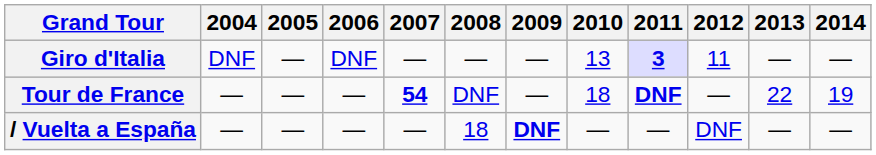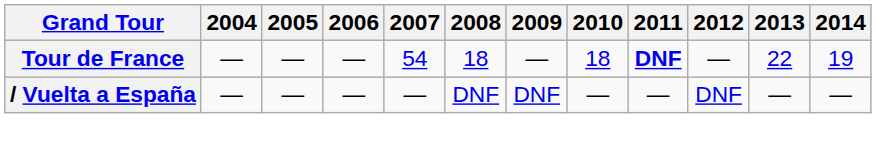- row: (103, 58)
(415, 94) bold -> (415, 58) normal
(476, 94) DNF -> (476, 58) 18
(476, 130) 18 -> (476, 94) DNF
(537, 130) bold -> (537, 94) normal
